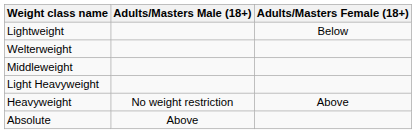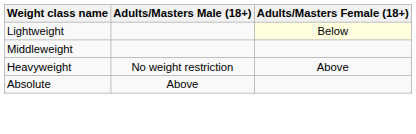(333, 31) no background -> (333, 31) lightyellow background
- row: (39, 49)
- row: (53, 85)
